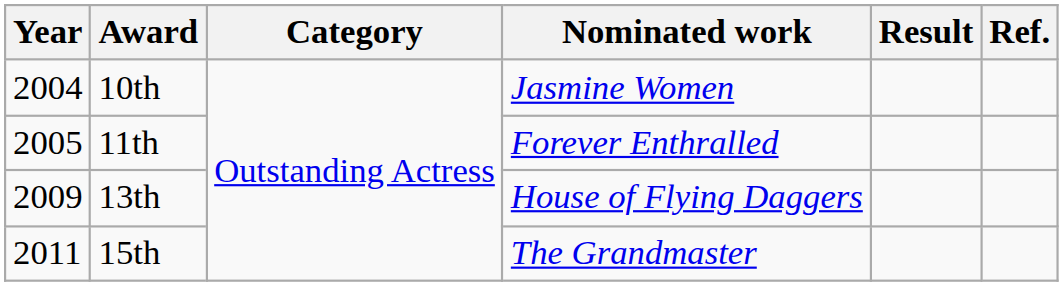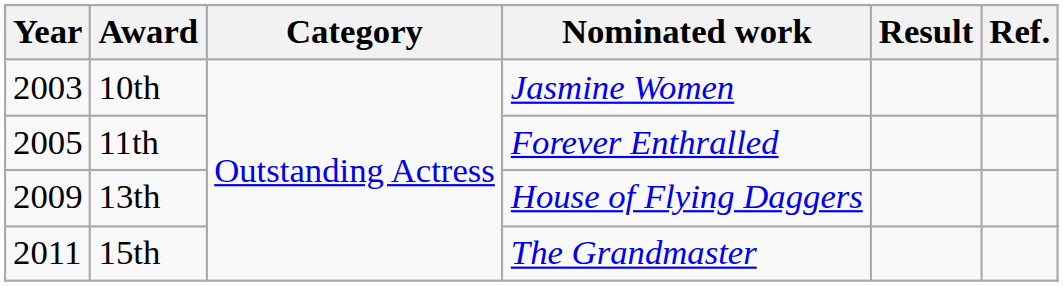(48, 87) 2004 -> (48, 87) 2003
